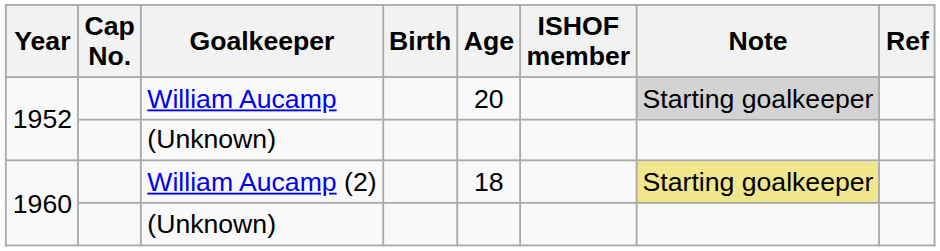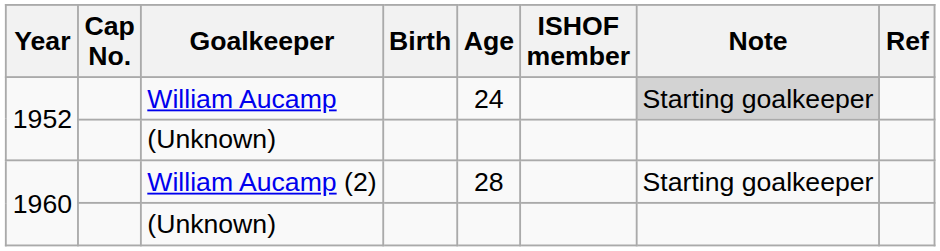(489, 98) 20 -> (489, 98) 24
(489, 182) 18 -> (489, 182) 28
(758, 182) khaki background -> (758, 182) no background
